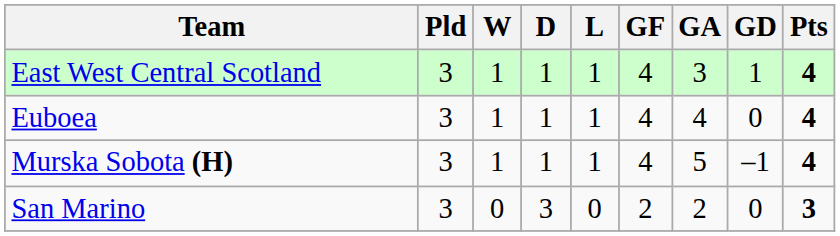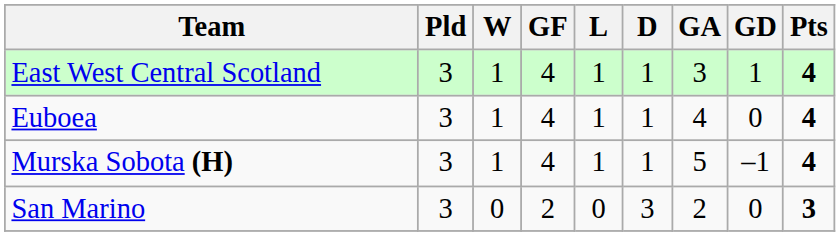columns swapped: (546, 27) <-> (645, 27)
